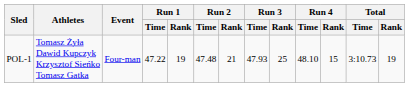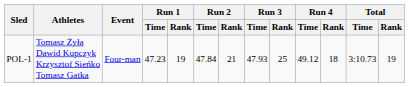(155, 59) 47.22 -> (155, 59) 47.23
(206, 59) 47.48 -> (206, 59) 47.84
(308, 59) 48.10 -> (308, 59) 49.12
(333, 59) 15 -> (333, 59) 18
